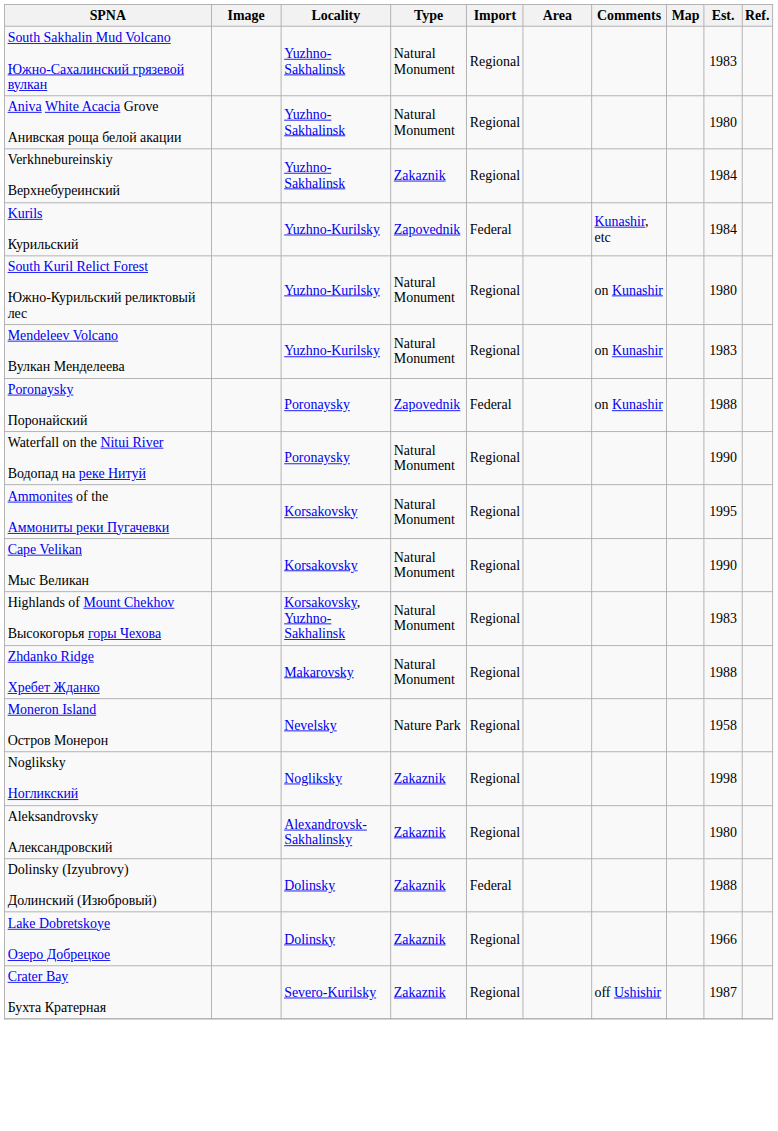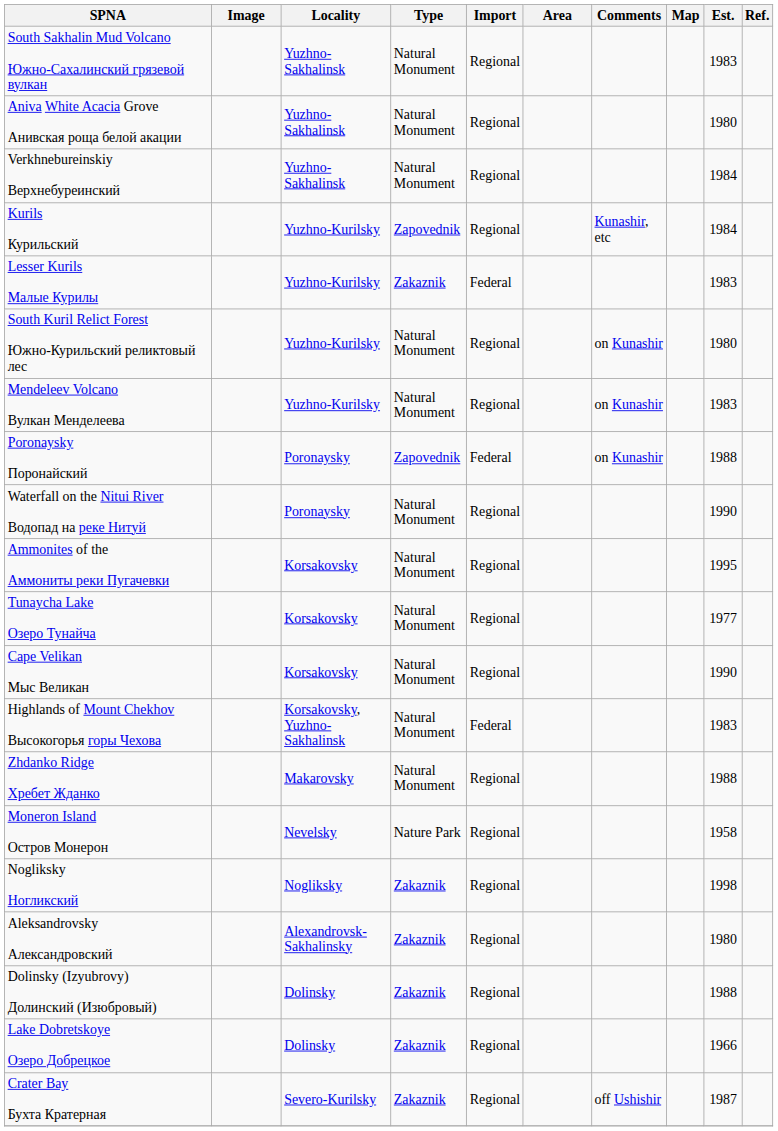(420, 175) Zakaznik -> (424, 175) Natural Monument
(491, 229) Federal -> (495, 229) Regional
+ row: (53, 282)
+ row: (52, 618)
(495, 618) Regional -> (491, 725) Federal
(491, 885) Federal -> (495, 992) Regional
